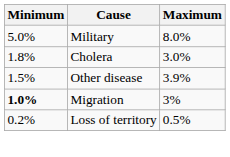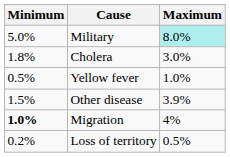(177, 36) no background -> (177, 36) paleturquoise background
+ row: (105, 78)
(172, 99) 3% -> (172, 120) 4%
